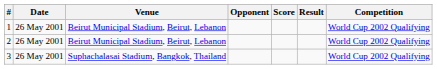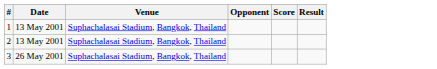- column: (379, 12)
(39, 27) 26 May 2001 -> (39, 27) 13 May 2001
(147, 27) Beirut Municipal Stadium, Beirut, Lebanon -> (147, 27) Suphachalasai Stadium, Bangkok, Thailand
(39, 42) 26 May 2001 -> (39, 42) 13 May 2001
(147, 42) Beirut Municipal Stadium, Beirut, Lebanon -> (147, 42) Suphachalasai Stadium, Bangkok, Thailand
